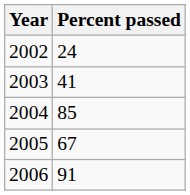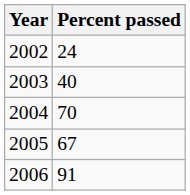(67, 81) 41 -> (67, 81) 40
(67, 112) 85 -> (67, 112) 70
